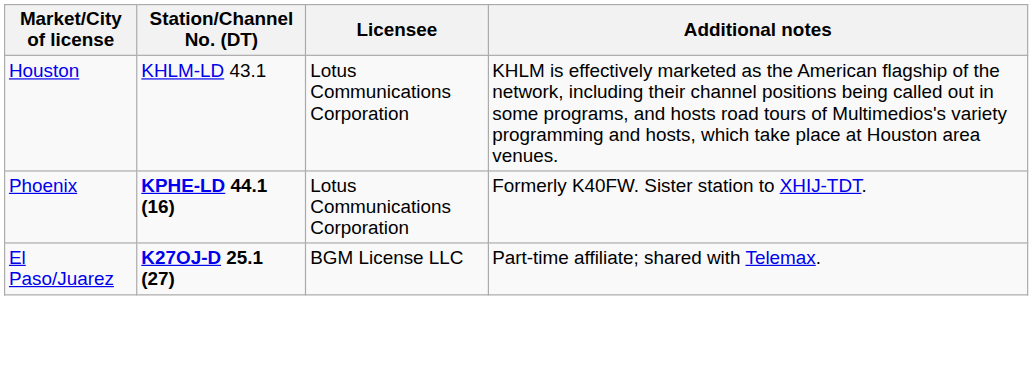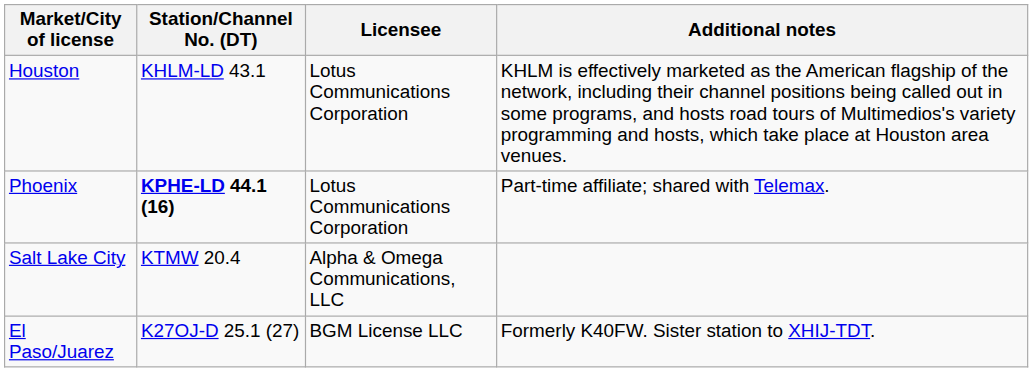(679, 185) Formerly K40FW. Sister station to XHIJ-TDT. -> (665, 185) Part-time affiliate; shared with Telemax.
+ row: (67, 257)
(202, 268) bold -> (220, 330) normal
(657, 257) Part-time affiliate; shared with Telemax. -> (688, 330) Formerly K40FW. Sister station to XHIJ-TDT.
